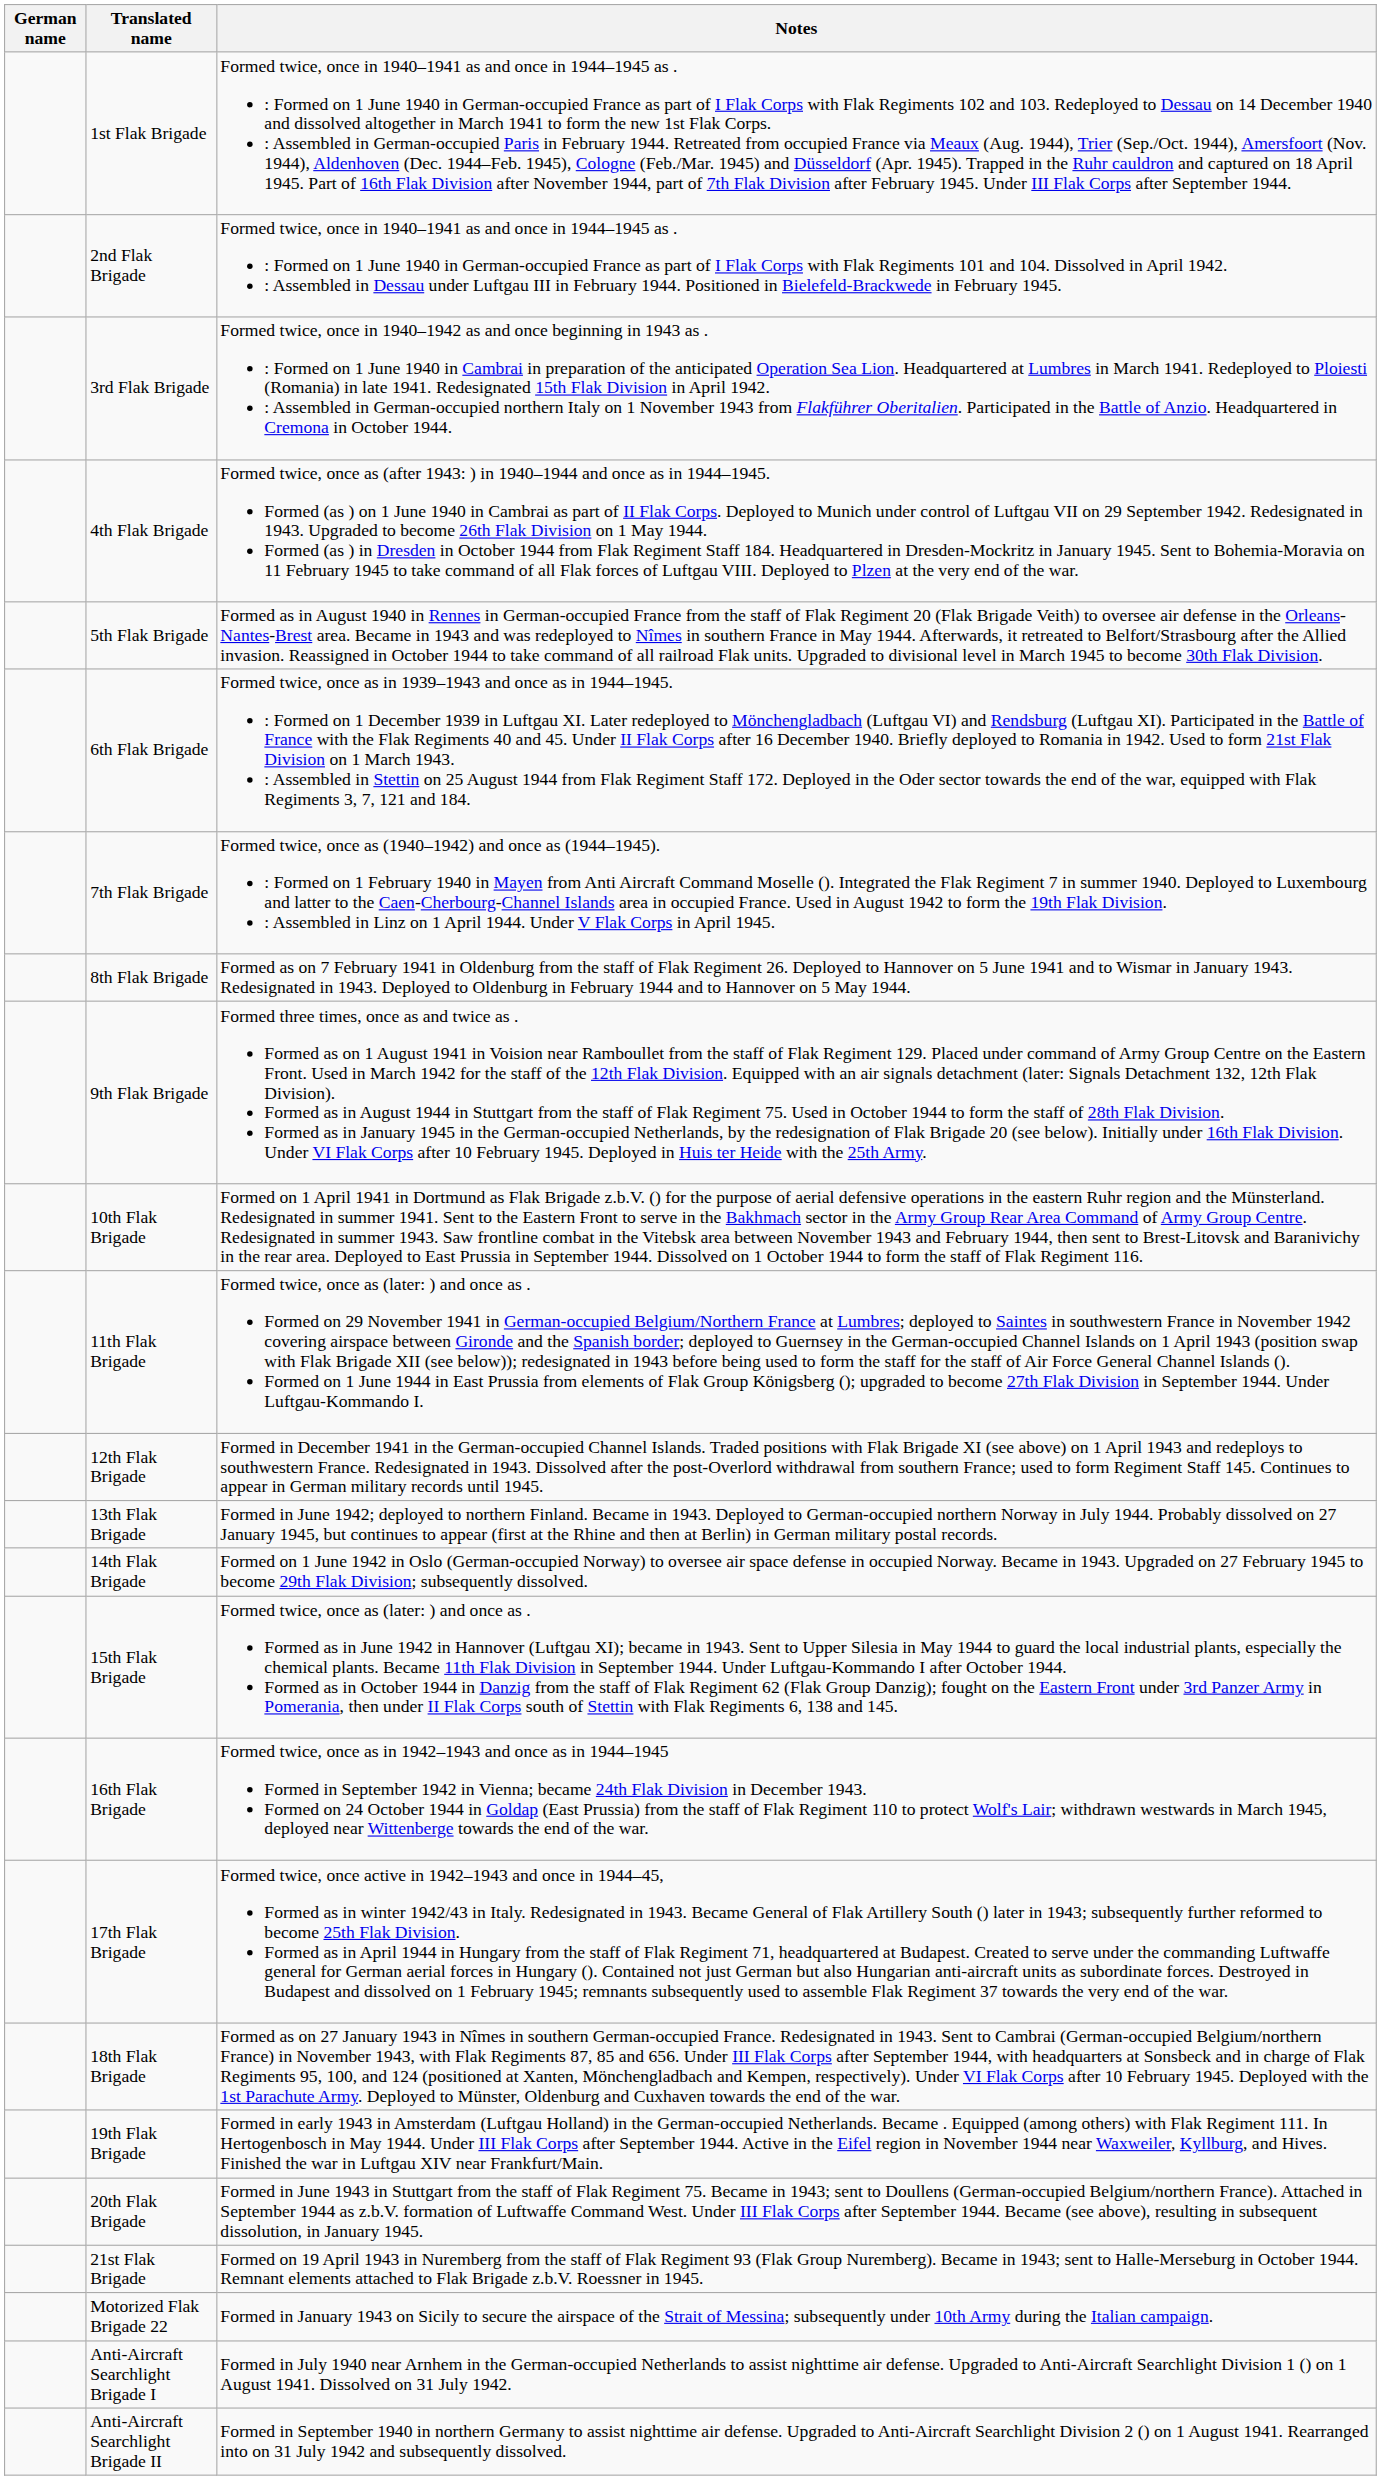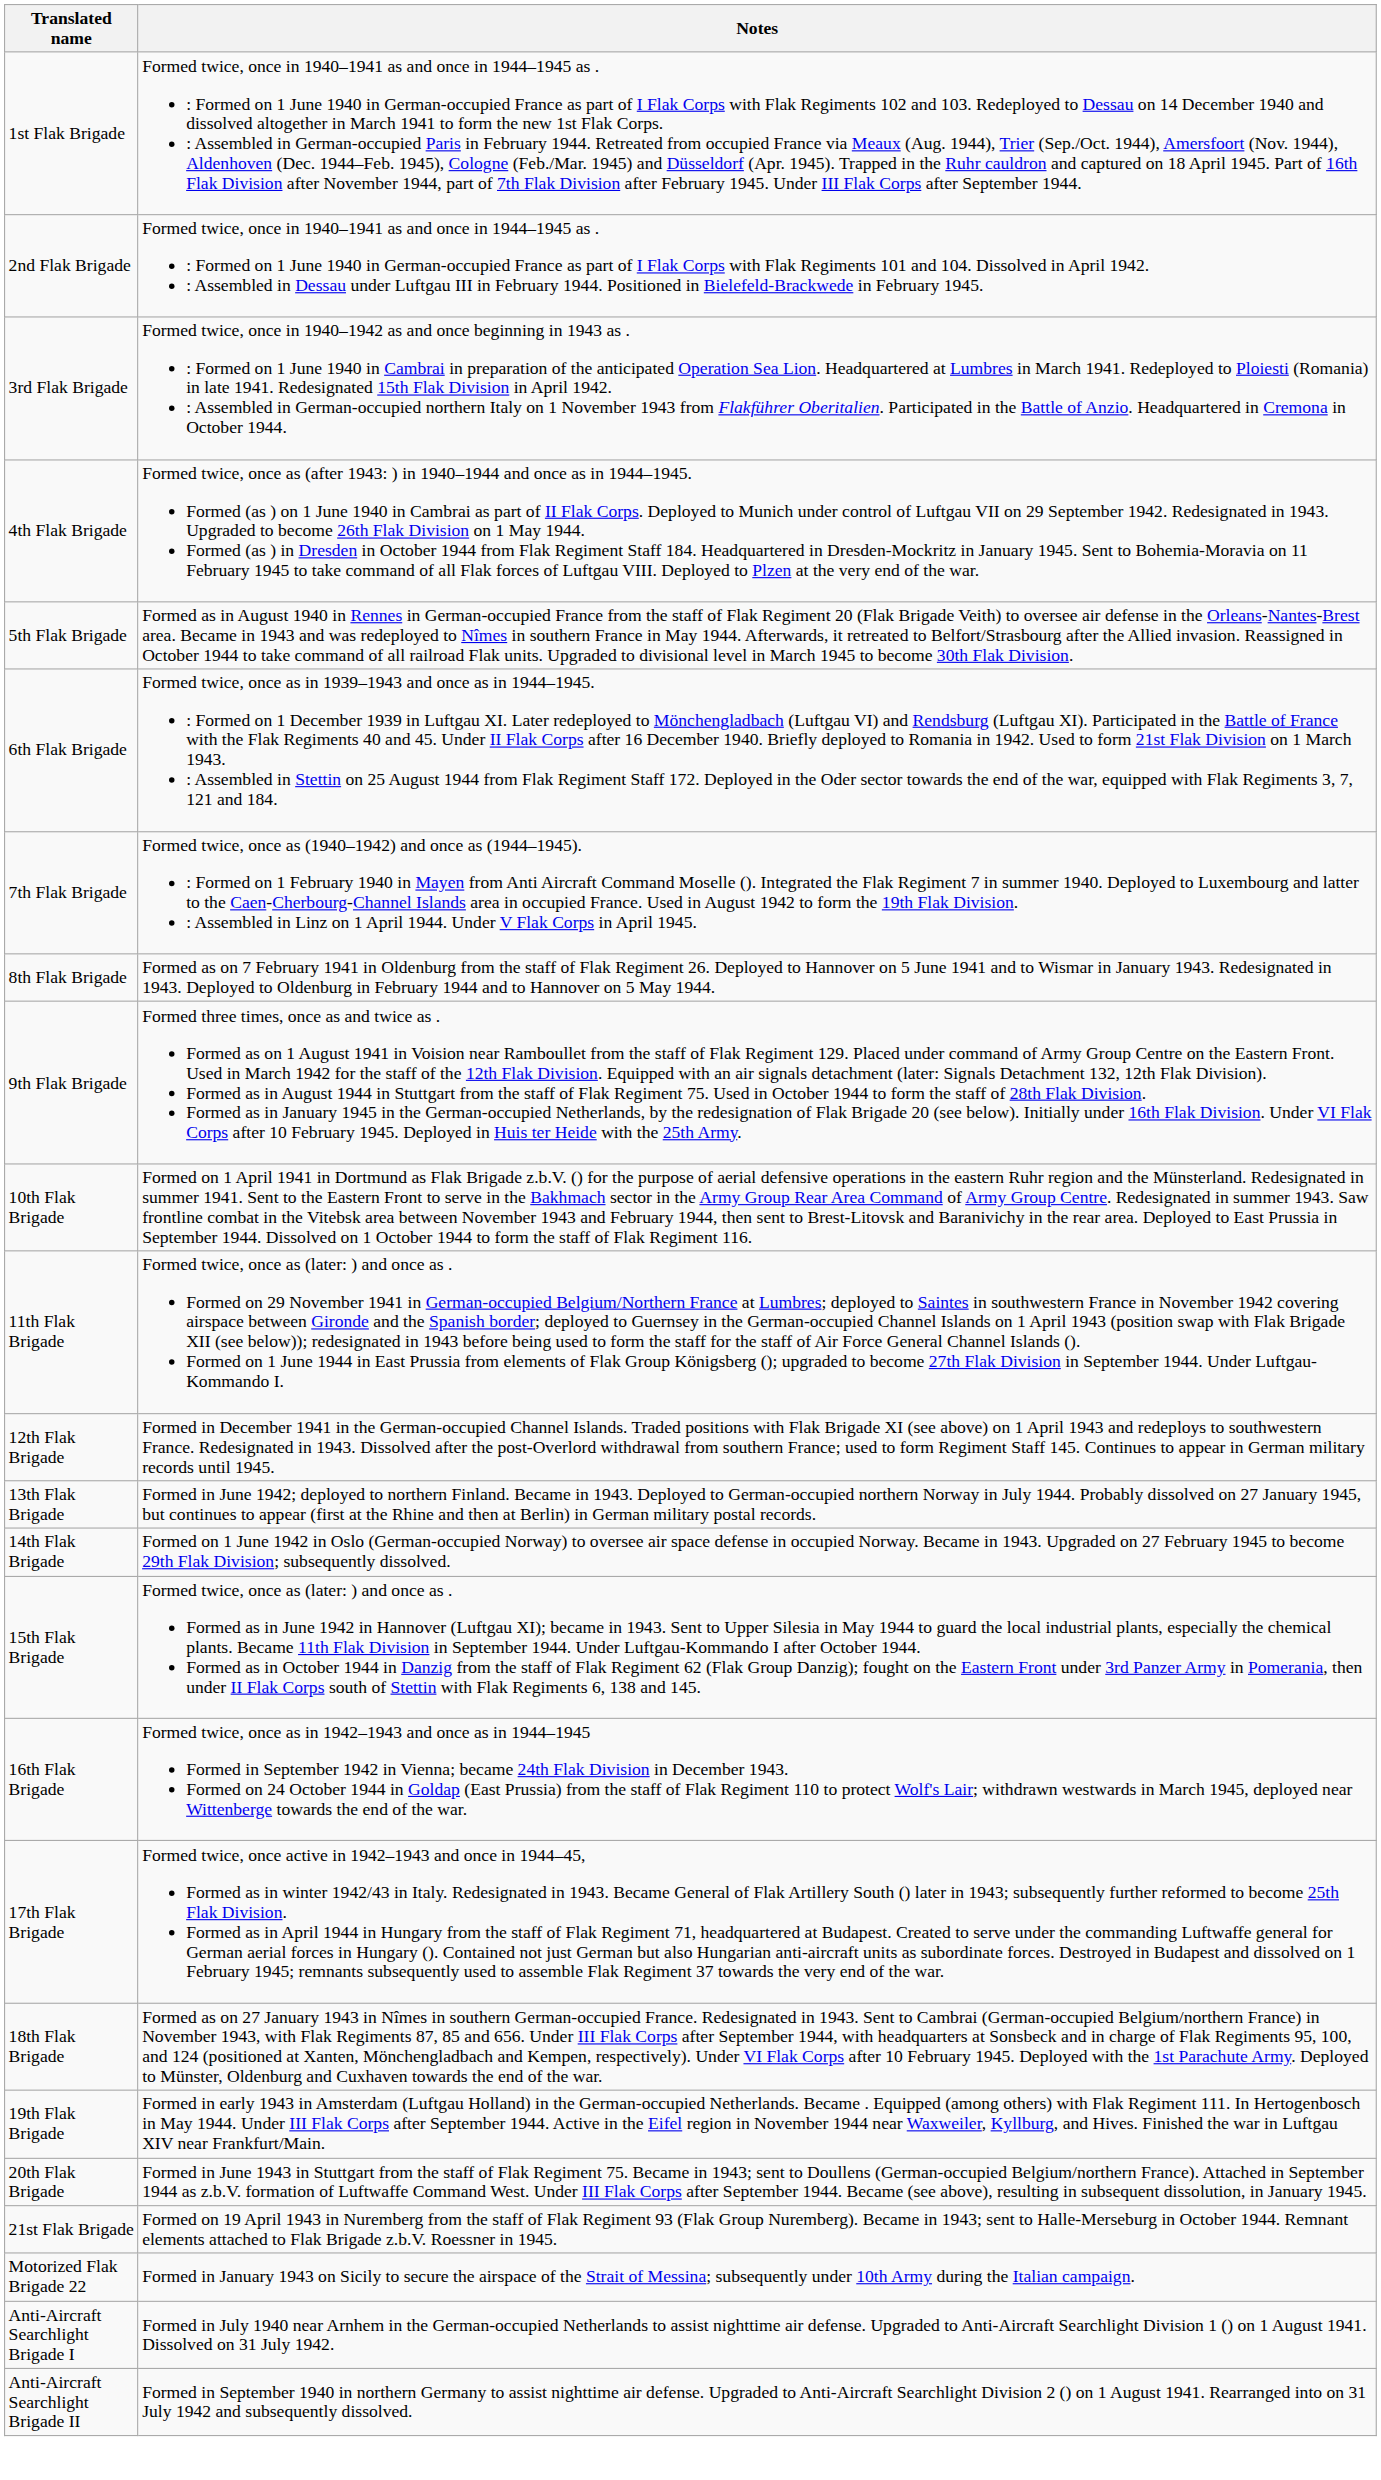- column: (45, 28)
